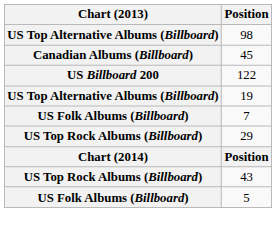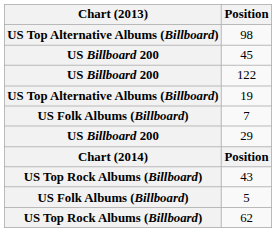(113, 55) Canadian Albums (Billboard) -> (113, 55) US Billboard 200
(113, 136) US Top Rock Albums (Billboard) -> (113, 136) US Billboard 200
+ row: (247, 217)
